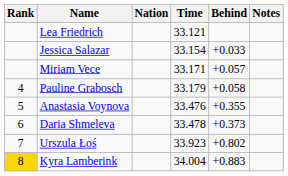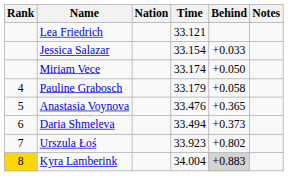(190, 69) 33.171 -> (190, 69) 33.174
(229, 69) +0.057 -> (229, 69) +0.050
(229, 106) +0.355 -> (229, 106) +0.365
(190, 124) 33.478 -> (190, 124) 33.494
(229, 161) no background -> (229, 161) lightgrey background
